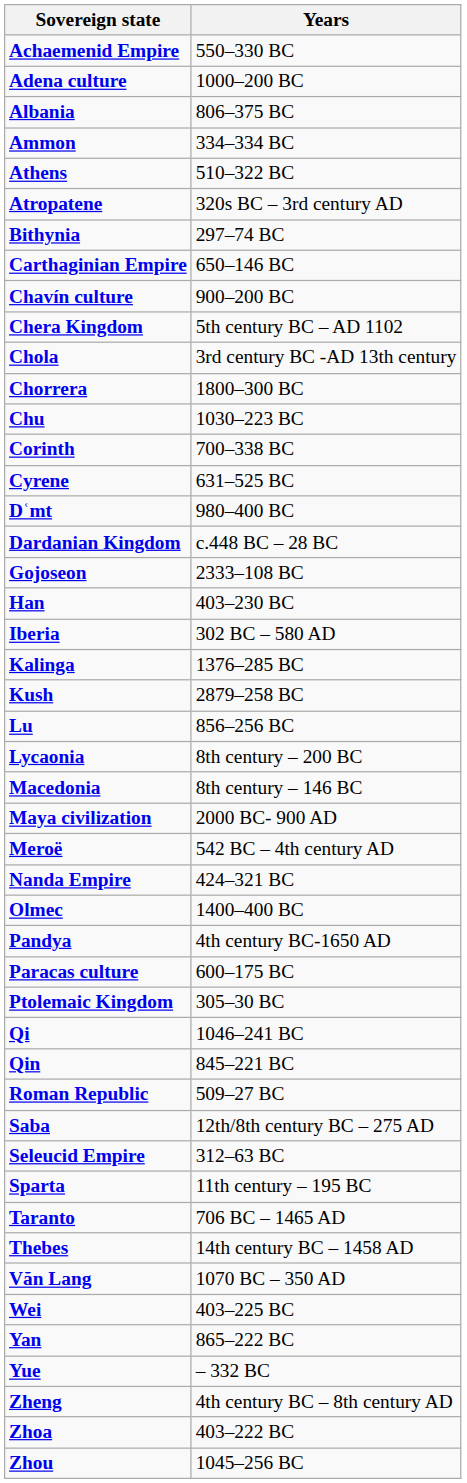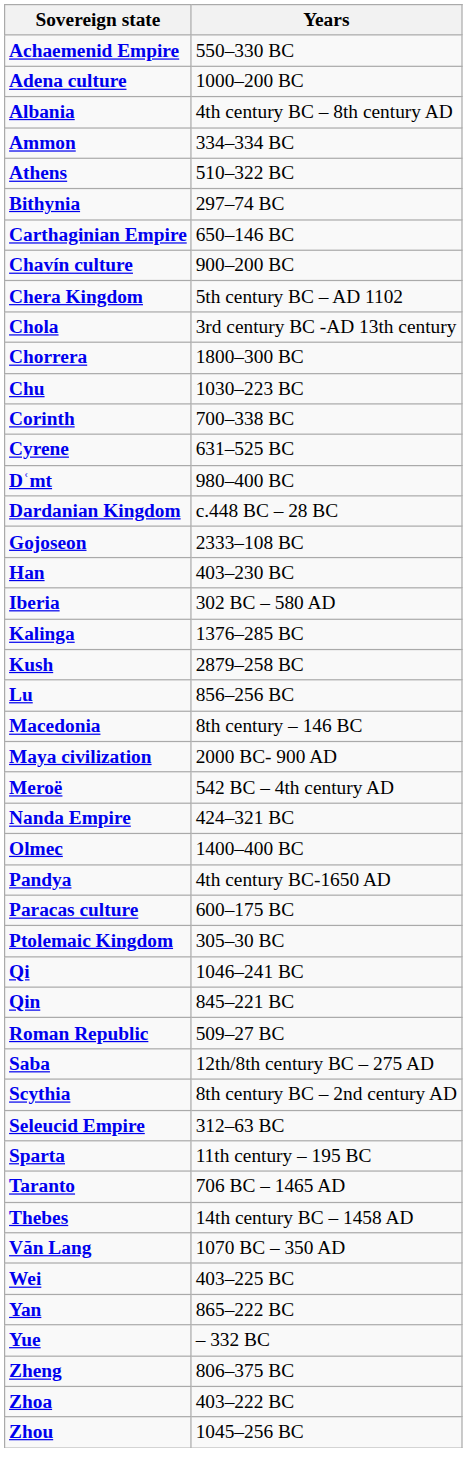(245, 111) 806–375 BC -> (324, 111) 4th century BC – 8th century AD
- row: (56, 204)
- row: (47, 756)
+ row: (40, 1094)
(324, 1401) 4th century BC – 8th century AD -> (245, 1370) 806–375 BC
